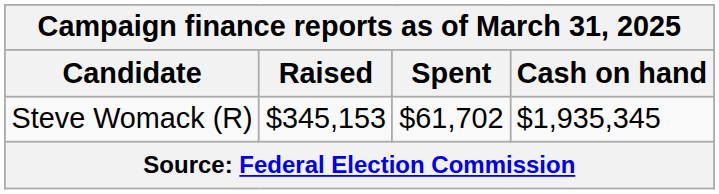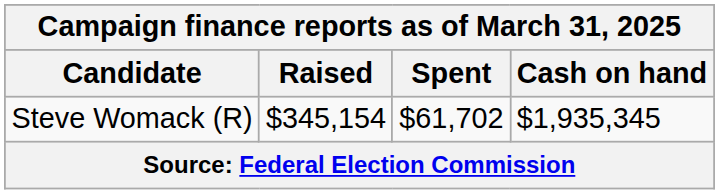(326, 118) $345,153 -> (326, 118) $345,154
